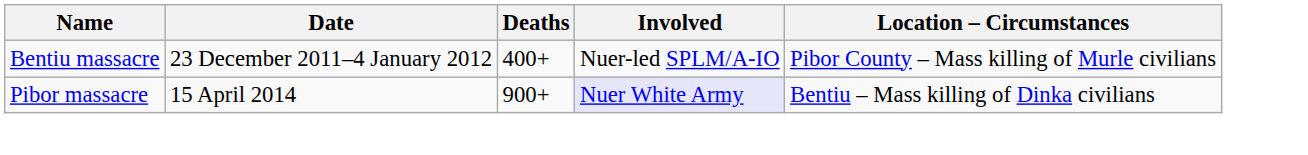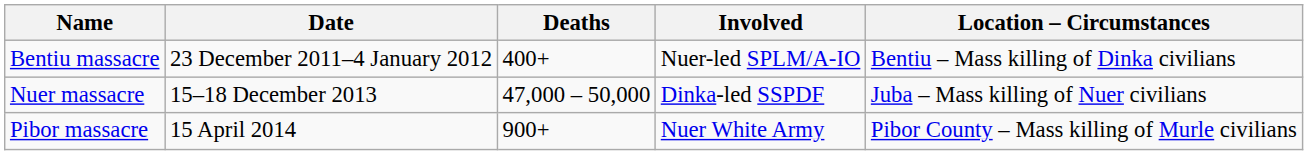(1003, 58) Pibor County – Mass killing of Murle civilians -> (1053, 58) Bentiu – Mass killing of Dinka civilians
+ row: (77, 94)
(662, 94) lavender background -> (743, 130) no background
(972, 94) Bentiu – Mass killing of Dinka civilians -> (1084, 130) Pibor County – Mass killing of Murle civilians
